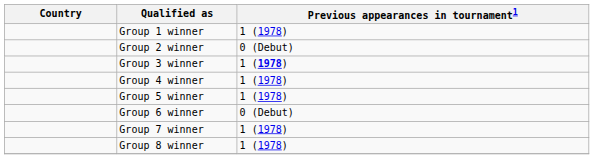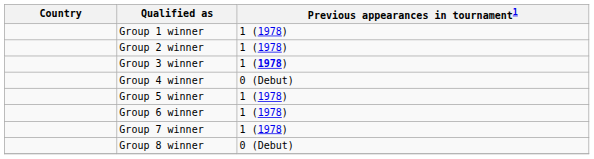(267, 48) 0 (Debut) -> (264, 48) 1 (1978)
(264, 80) 1 (1978) -> (267, 80) 0 (Debut)
(267, 113) 0 (Debut) -> (264, 113) 1 (1978)
(264, 146) 1 (1978) -> (267, 146) 0 (Debut)
